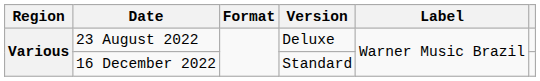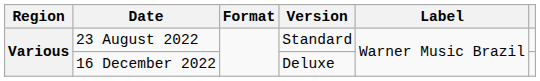(308, 40) Deluxe -> (317, 40) Standard
(317, 64) Standard -> (308, 64) Deluxe
